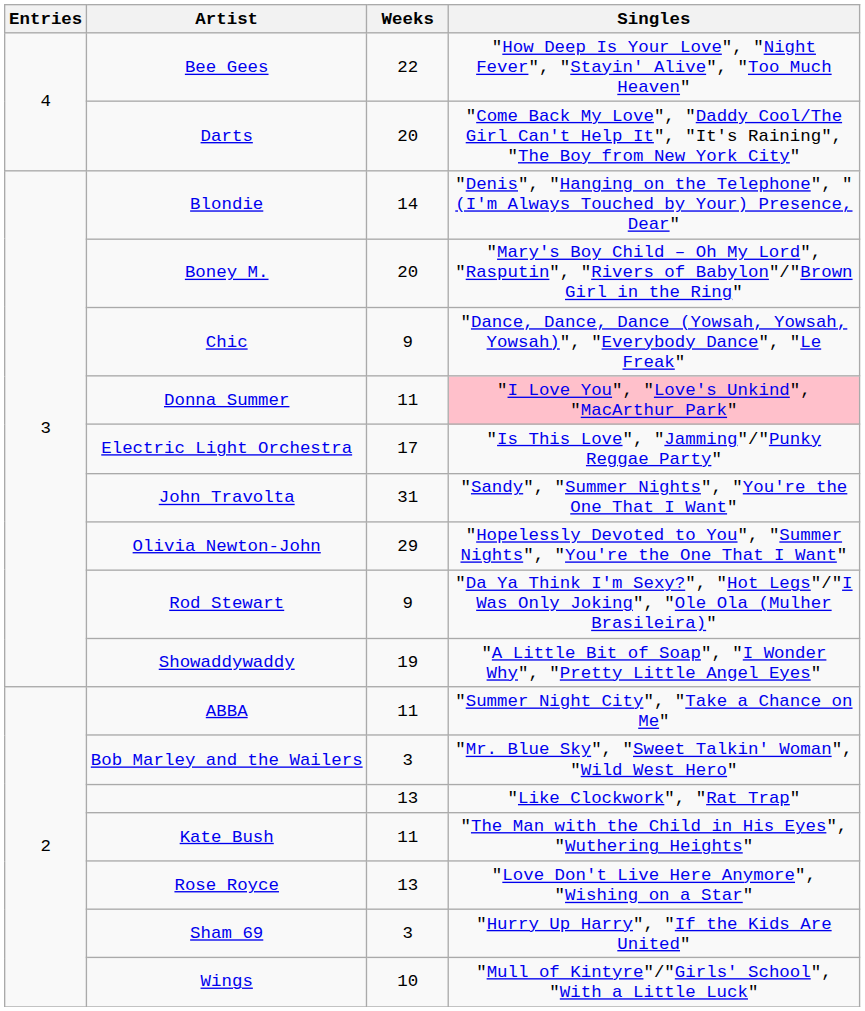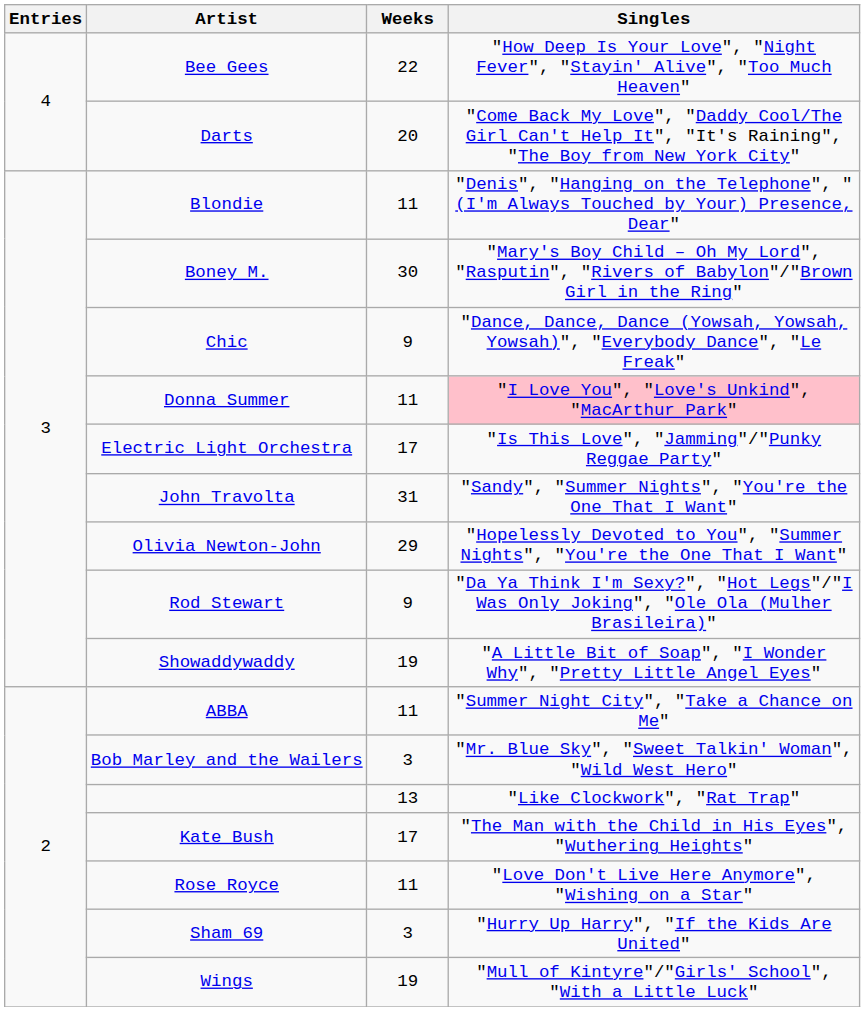(408, 205) 14 -> (408, 205) 11
(408, 273) 20 -> (408, 273) 30
(408, 837) 11 -> (408, 837) 17
(408, 885) 13 -> (408, 885) 11
(408, 982) 10 -> (408, 982) 19
